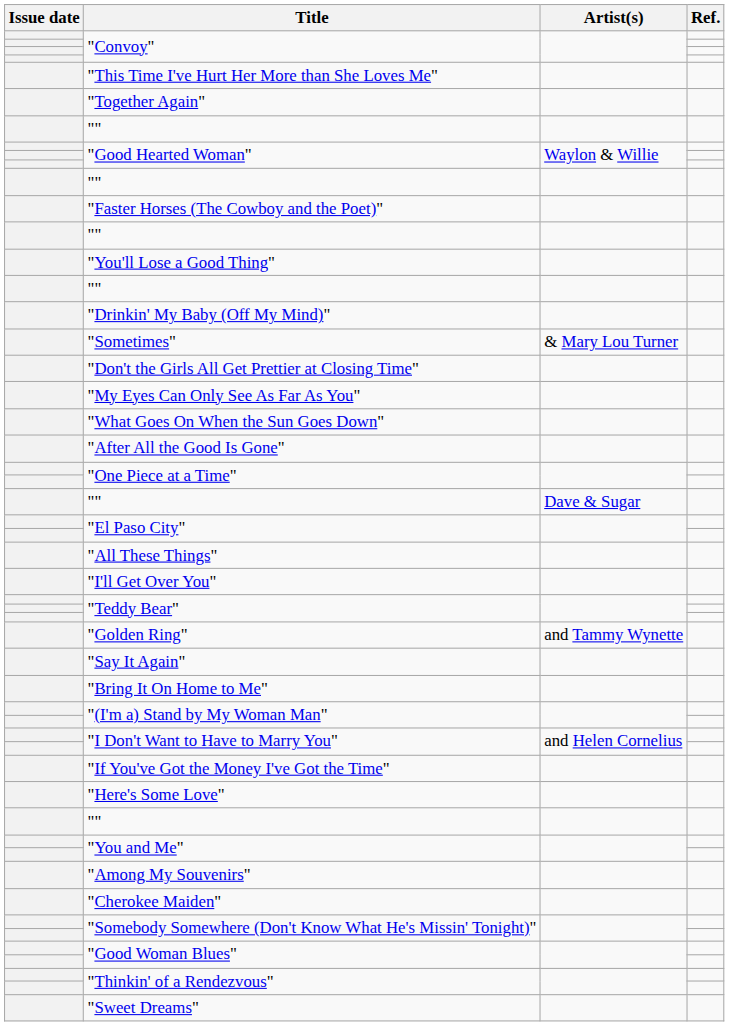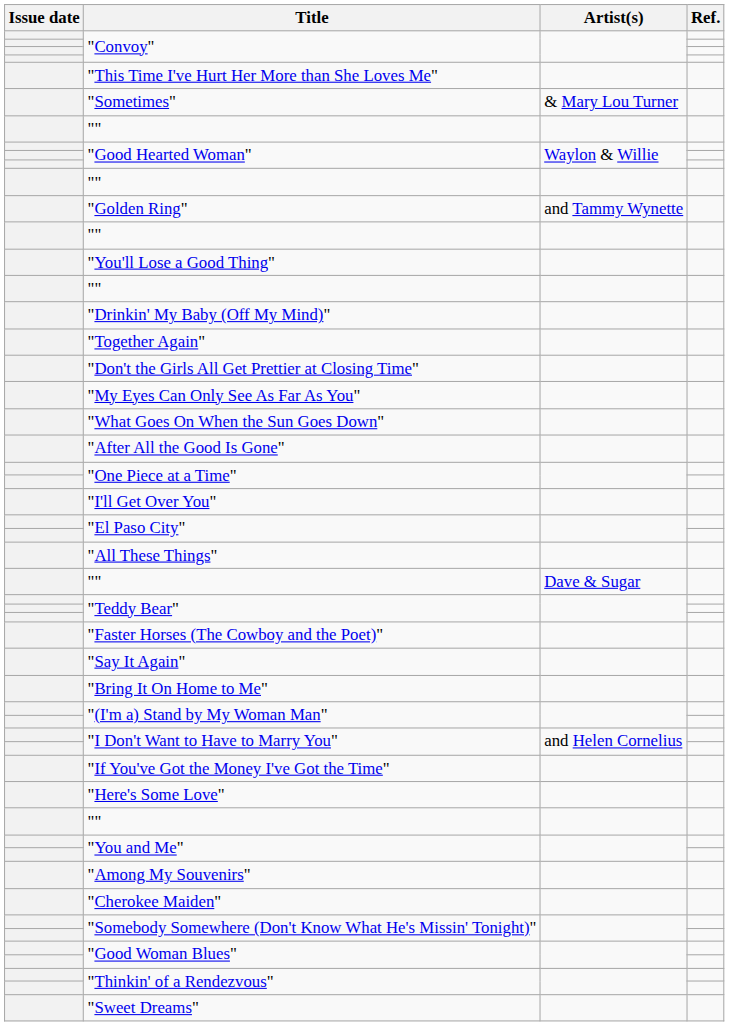rows swapped: (132, 341) <-> (146, 102)
rows swapped: (235, 208) <-> (138, 634)
rows swapped: (152, 581) <-> (94, 501)
